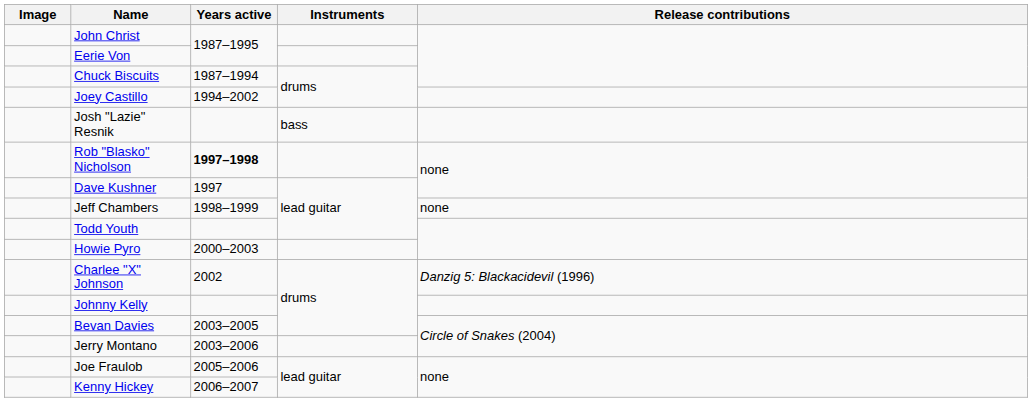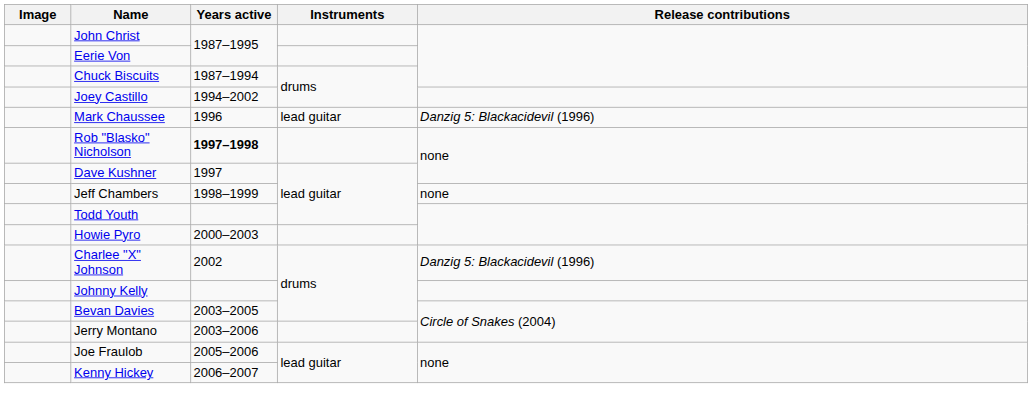- row: (110, 124)
+ row: (119, 117)
